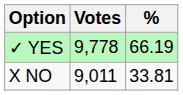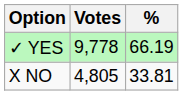(96, 76) 9,011 -> (96, 76) 4,805
